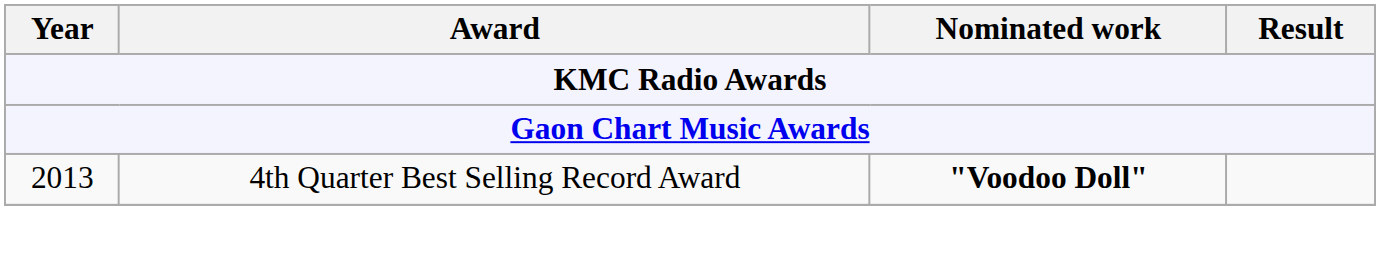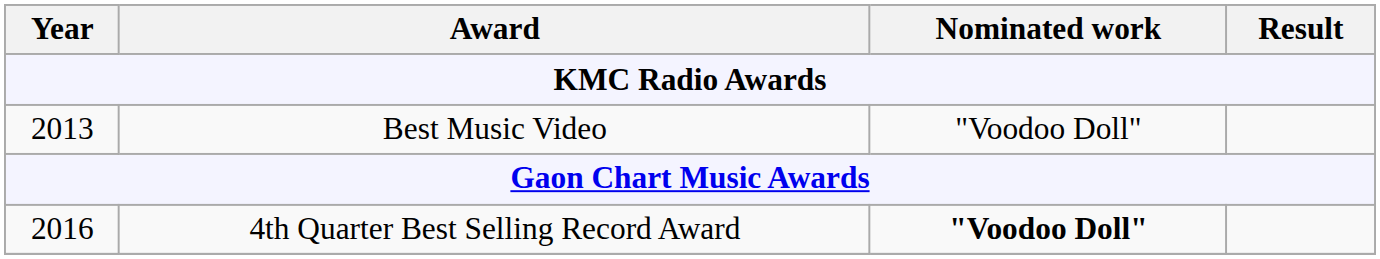+ row: (495, 128)
(62, 178) 2013 -> (62, 228) 2016
